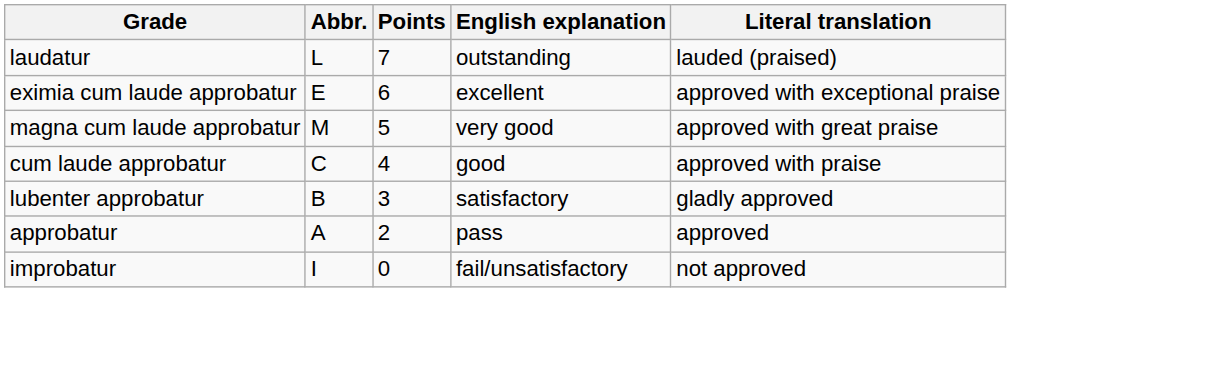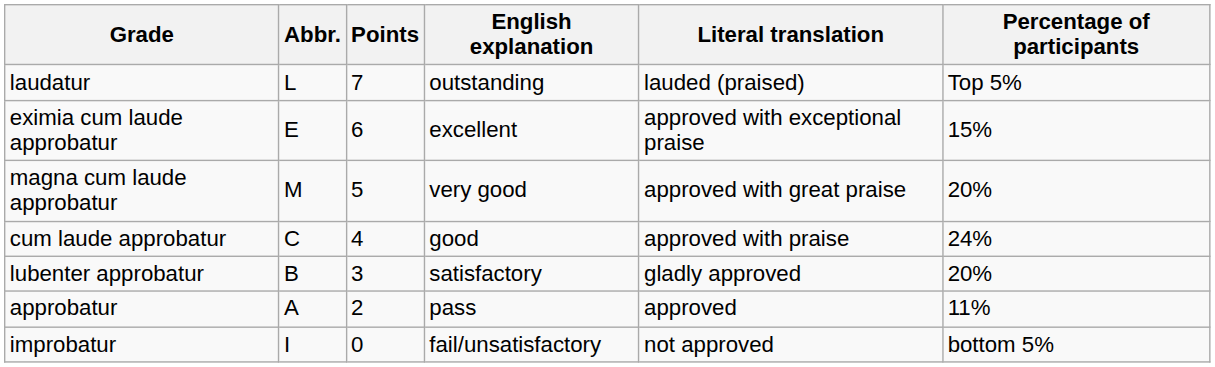+ column: (1076, 34)
